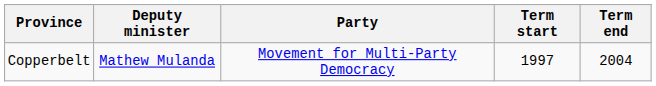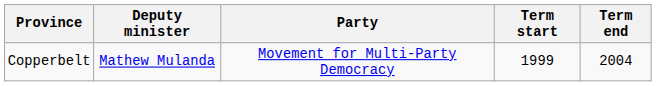(537, 62) 1997 -> (537, 62) 1999
